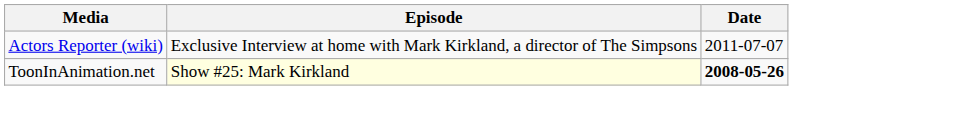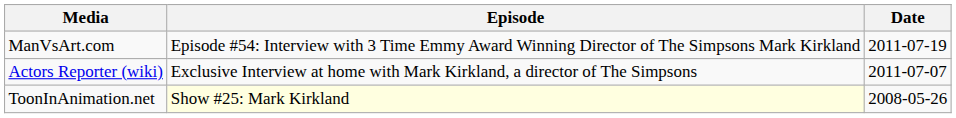+ row: (61, 44)
(744, 71) bold -> (908, 98) normal
